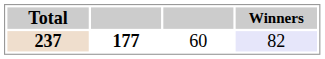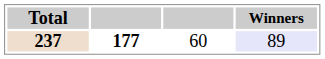(276, 41) 82 -> (276, 41) 89
